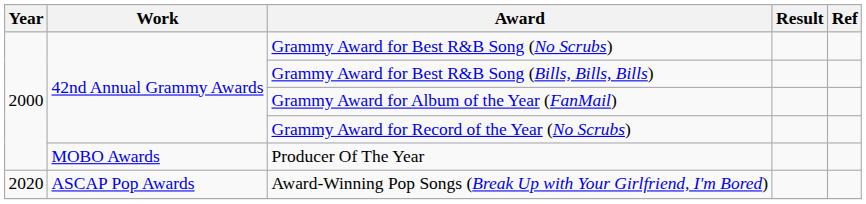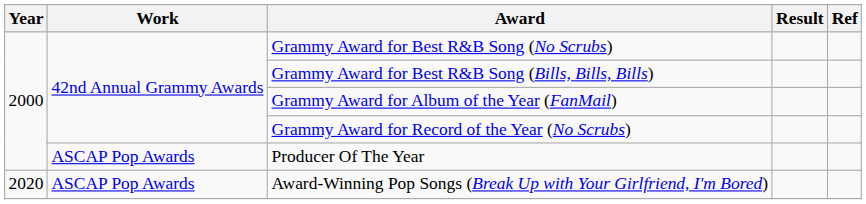(106, 156) MOBO Awards -> (123, 156) ASCAP Pop Awards
